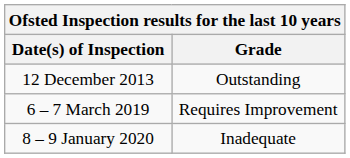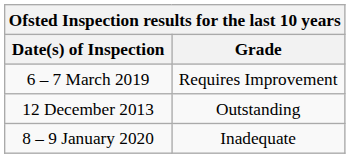rows swapped: (88, 79) <-> (88, 109)
